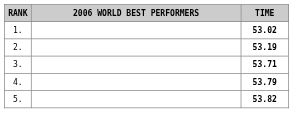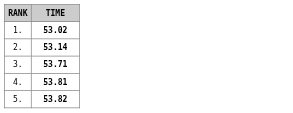- column: (136, 13)
(265, 47) 53.19 -> (55, 47) 53.14
(265, 82) 53.79 -> (55, 82) 53.81
